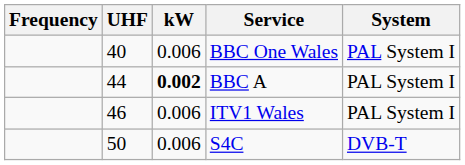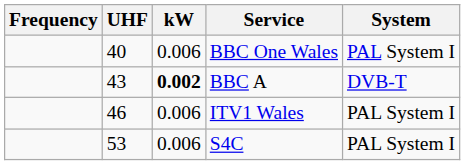(116, 81) 44 -> (116, 81) 43
(401, 81) PAL System I -> (377, 81) DVB-T
(116, 143) 50 -> (116, 143) 53
(377, 143) DVB-T -> (401, 143) PAL System I
